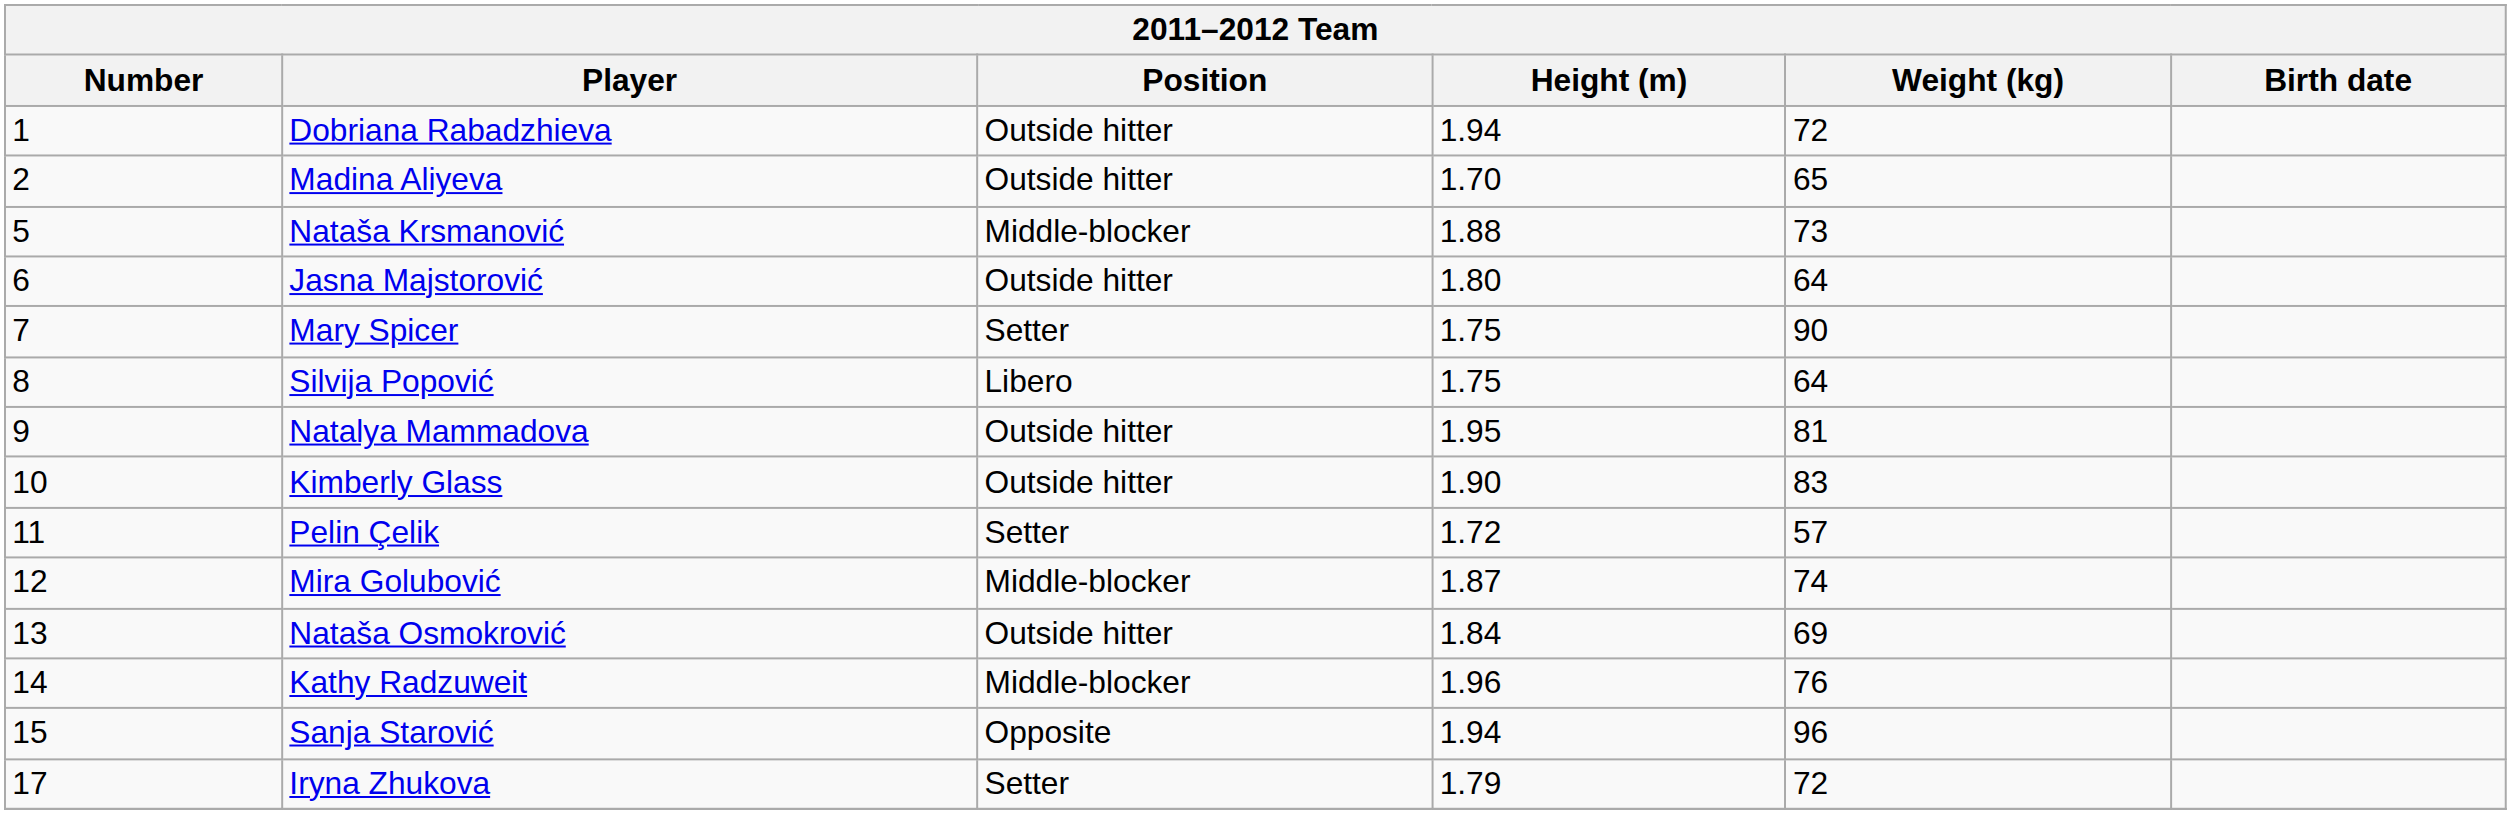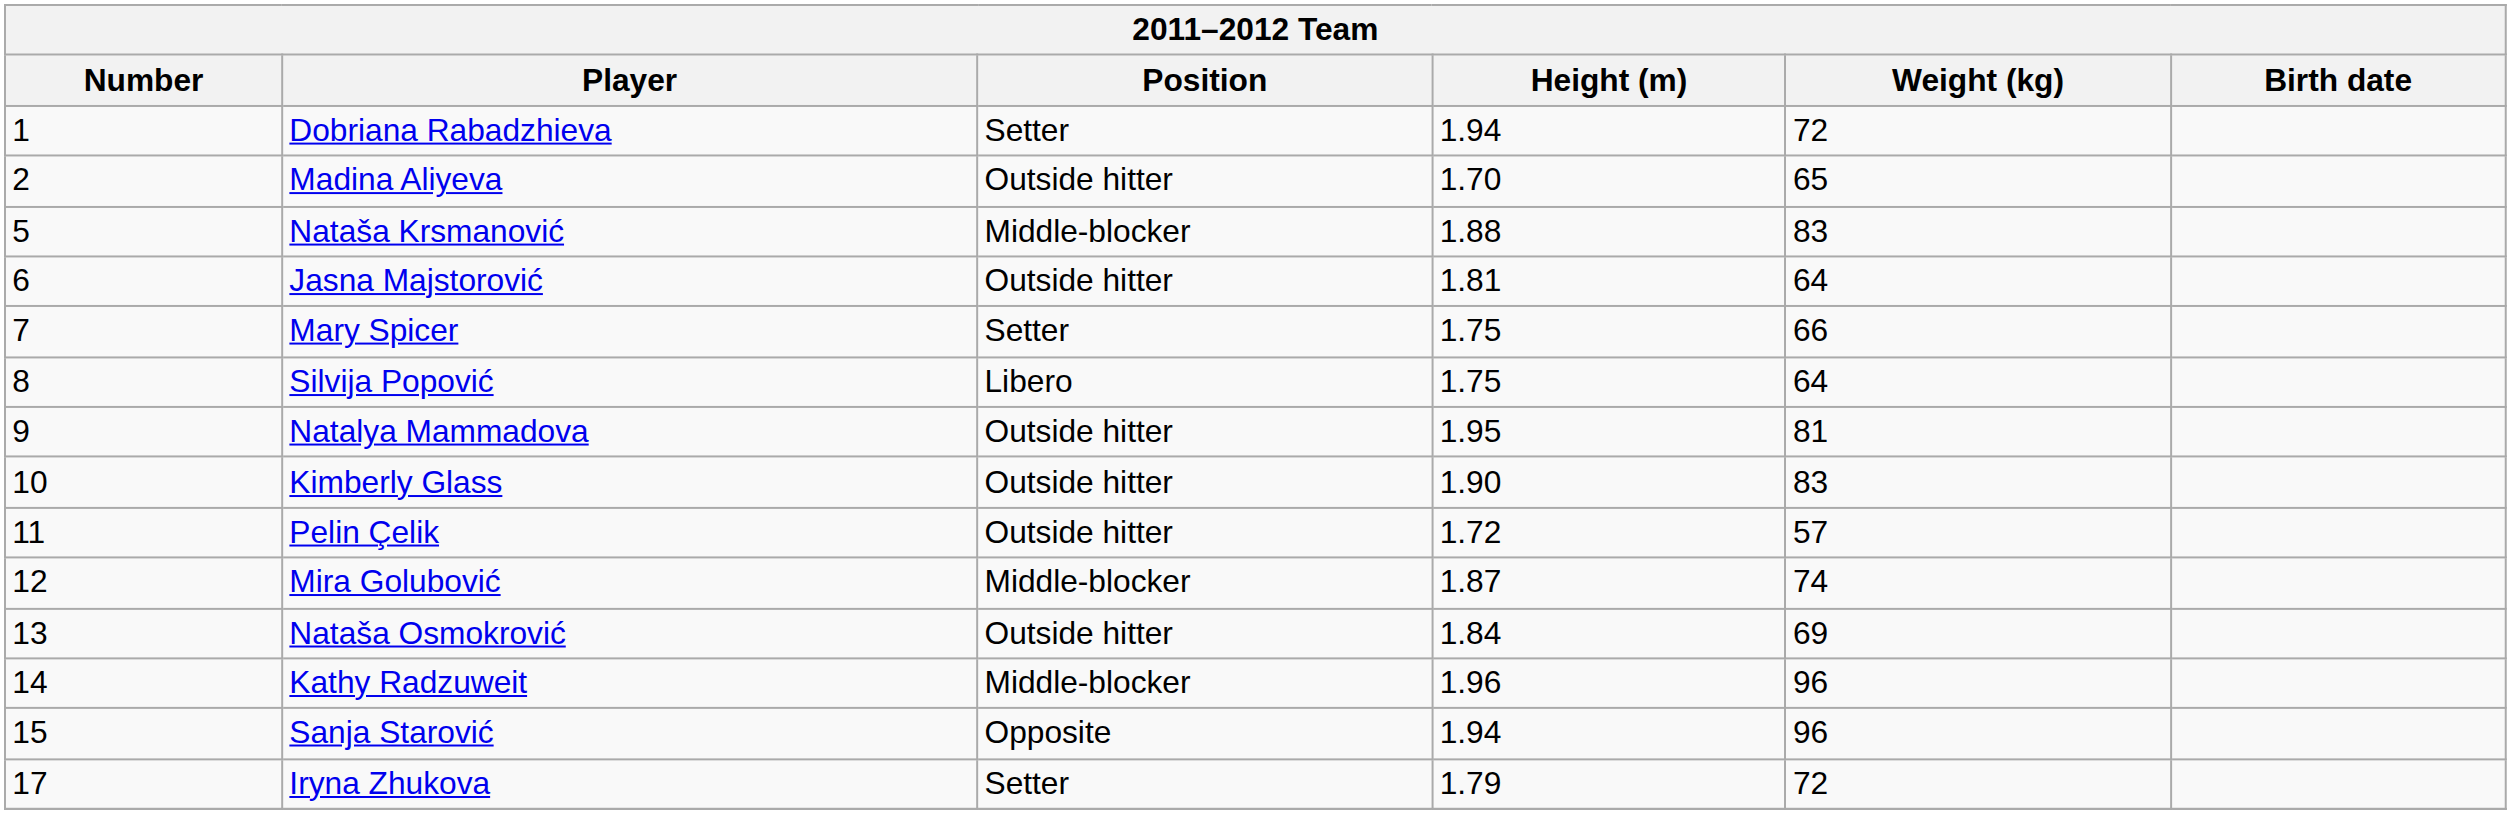(1079, 130) Outside hitter -> (1027, 130) Setter
(1811, 230) 73 -> (1811, 230) 83
(1471, 280) 1.80 -> (1471, 280) 1.81
(1811, 331) 90 -> (1811, 331) 66
(1027, 532) Setter -> (1079, 532) Outside hitter
(1811, 682) 76 -> (1811, 682) 96
